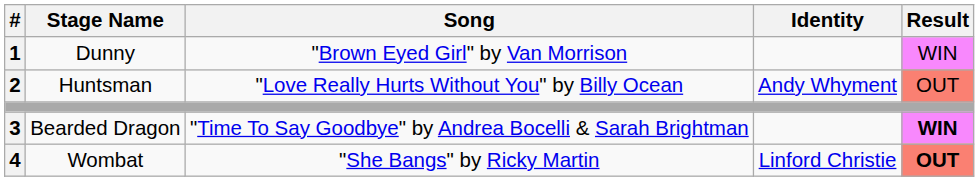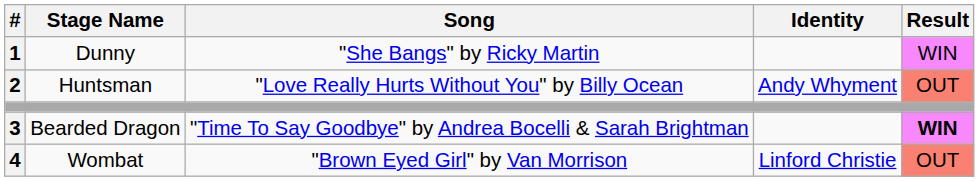(469, 53) "Brown Eyed Girl" by Van Morrison -> (469, 53) "She Bangs" by Ricky Martin
(469, 160) "She Bangs" by Ricky Martin -> (469, 160) "Brown Eyed Girl" by Van Morrison
(938, 160) bold -> (938, 160) normal
